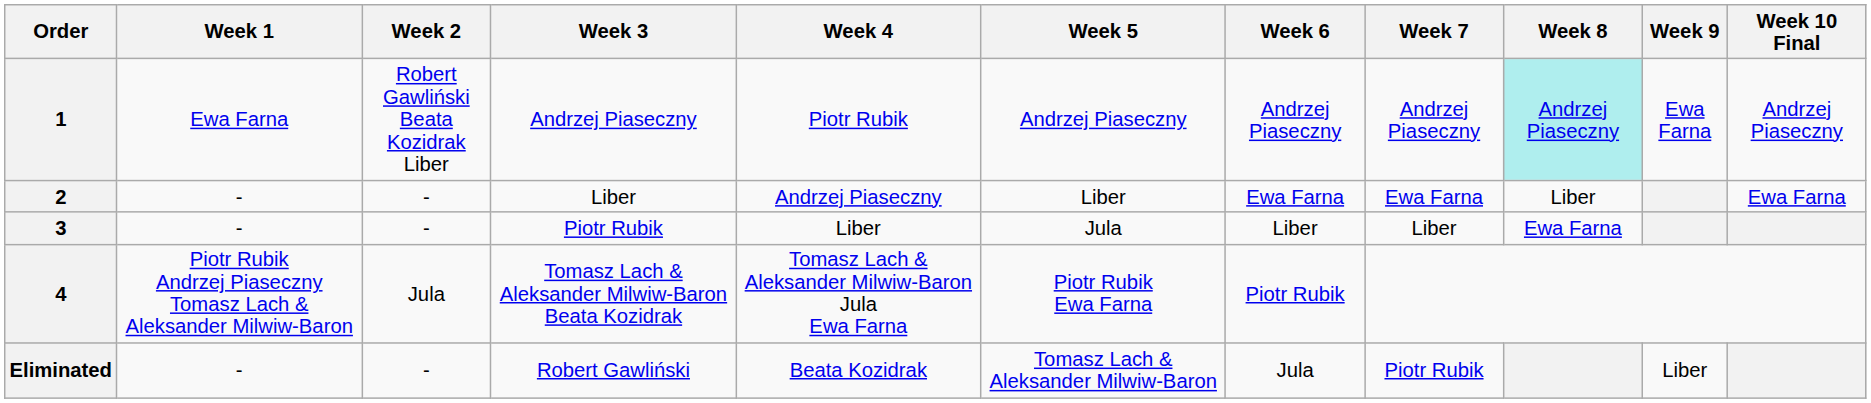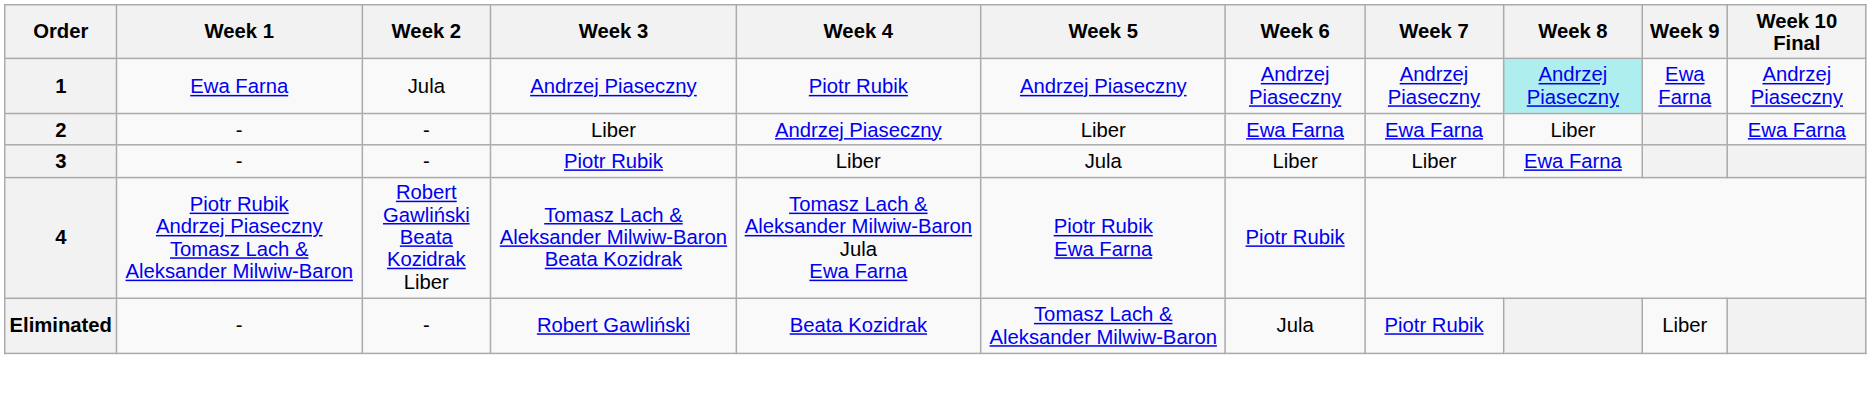(426, 119) Robert Gawliński Beata Kozidrak Liber -> (426, 86) Jula
(426, 293) Jula -> (426, 237) Robert Gawliński Beata Kozidrak Liber
